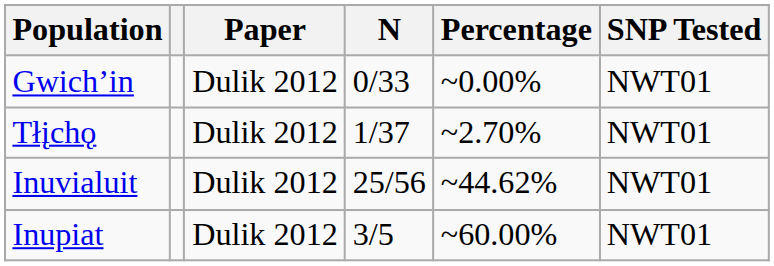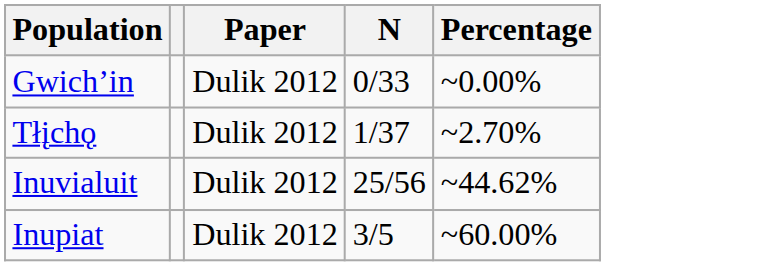- column: (684, 30)
